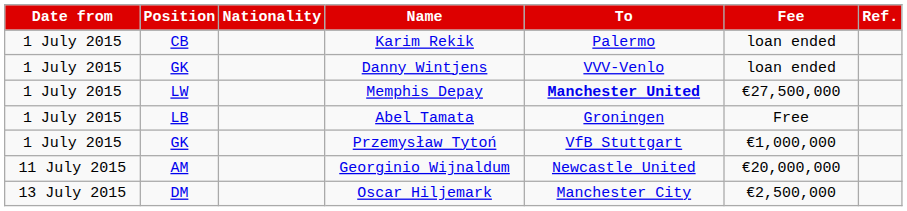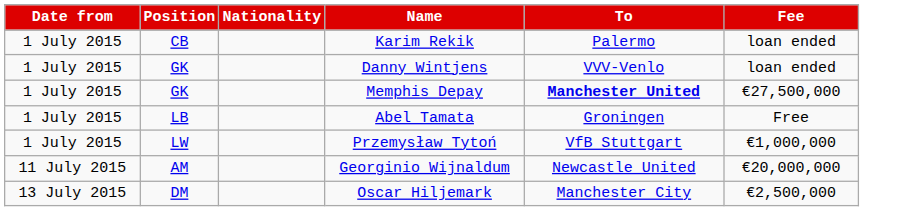- column: (880, 17)
(179, 92) LW -> (179, 92) GK
(179, 143) GK -> (179, 143) LW
